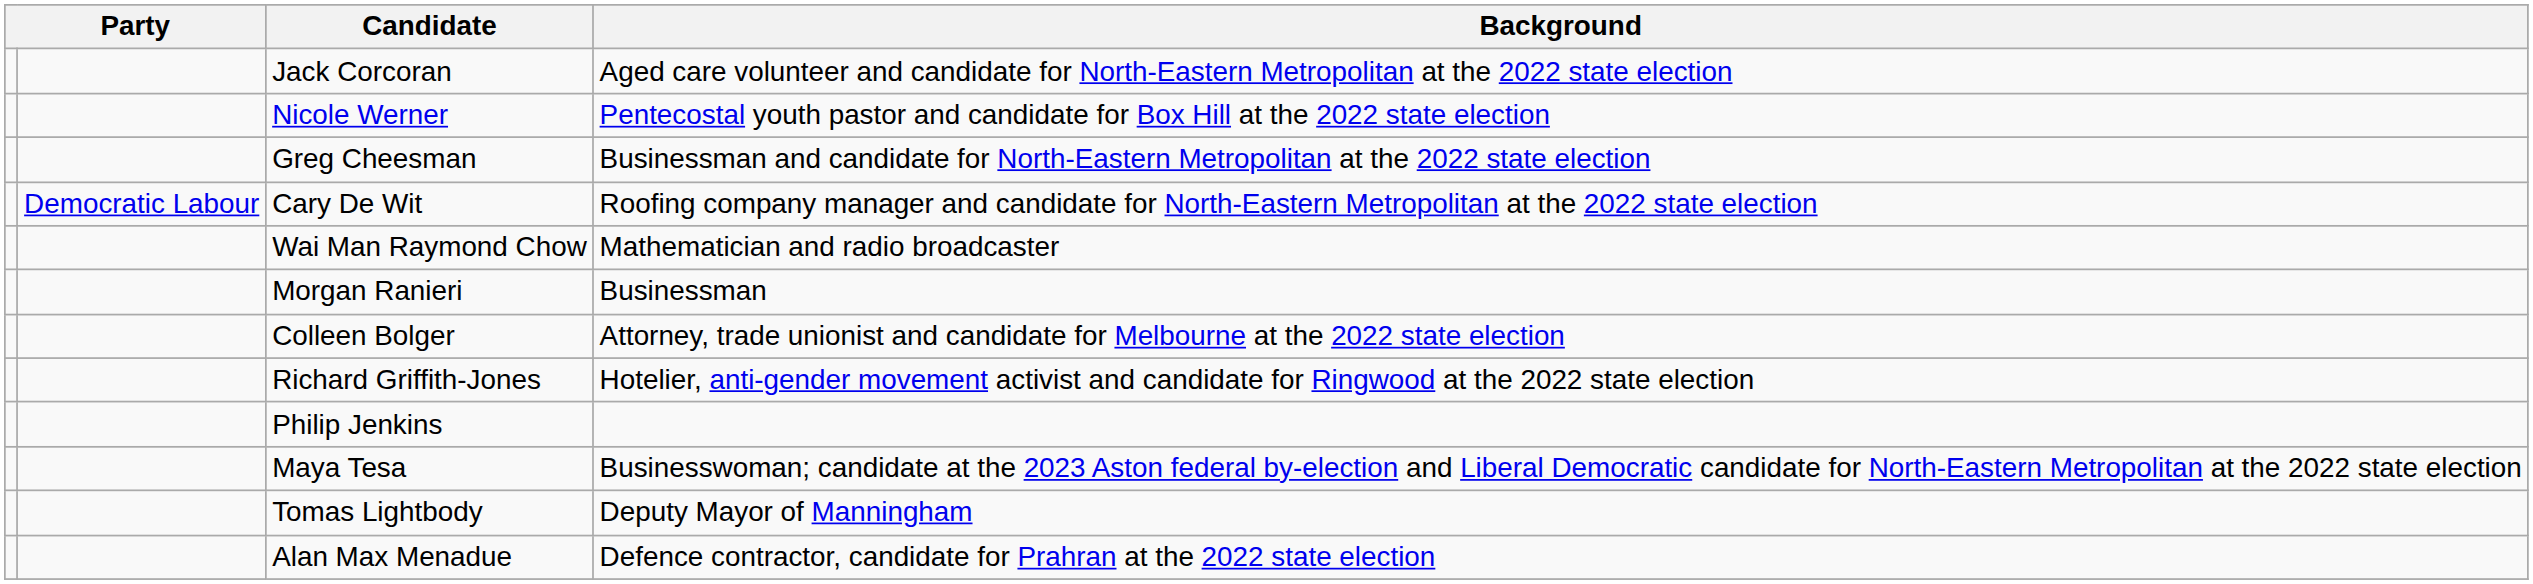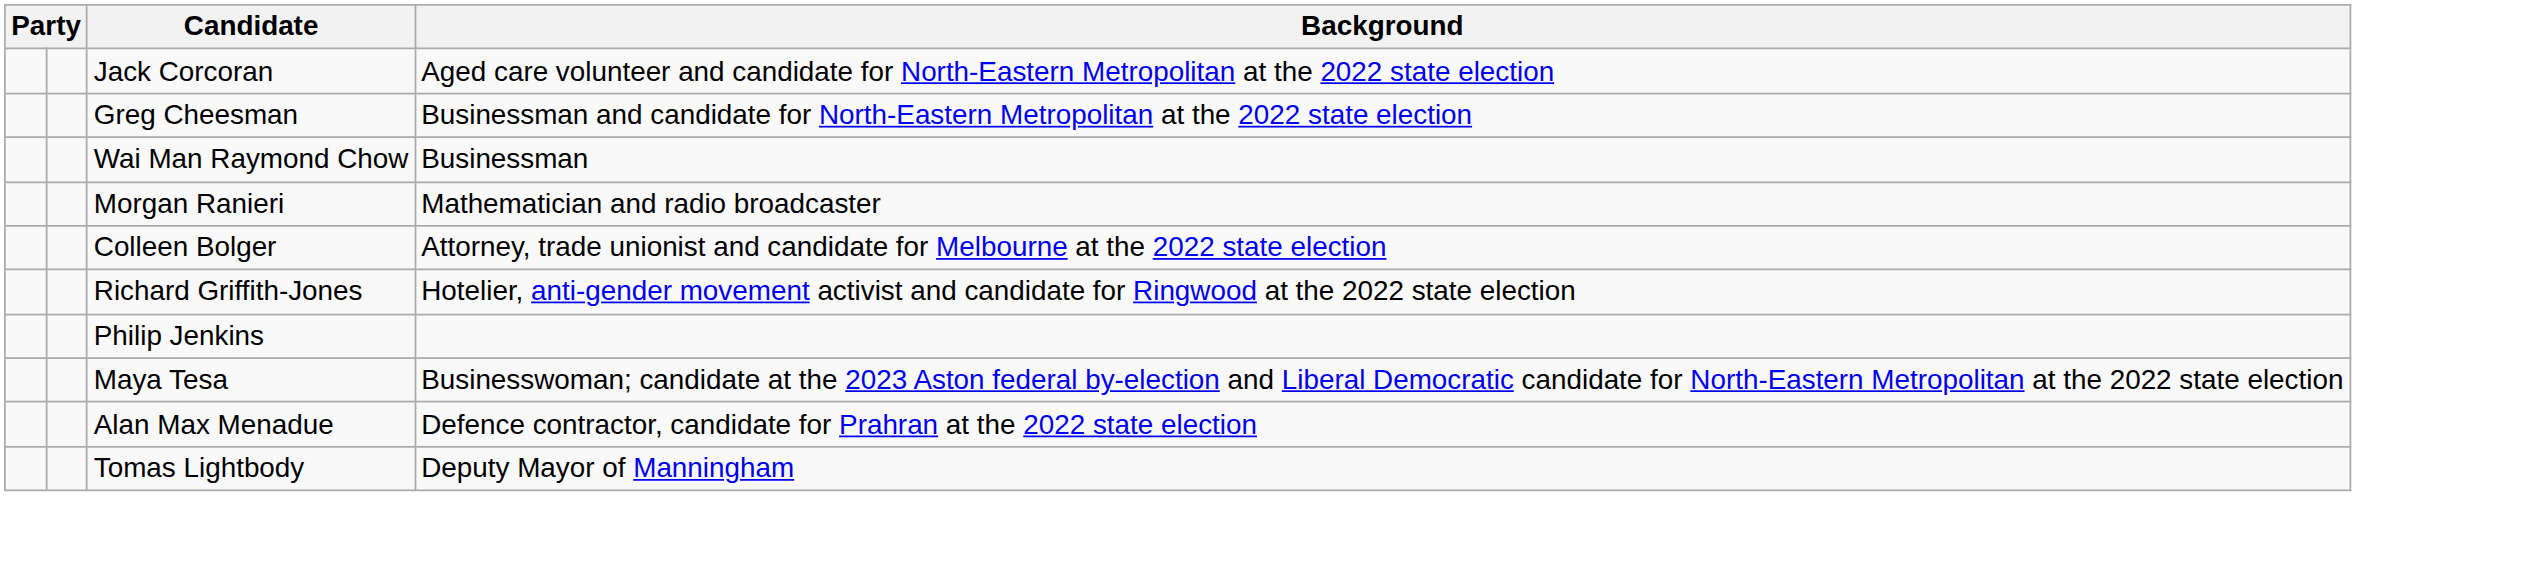- row: (360, 114)
- row: (347, 203)
(829, 247) Mathematician and radio broadcaster -> (505, 159) Businessman
(683, 291) Businessman -> (651, 203) Mathematician and radio broadcaster
rows swapped: (377, 512) <-> (392, 556)
